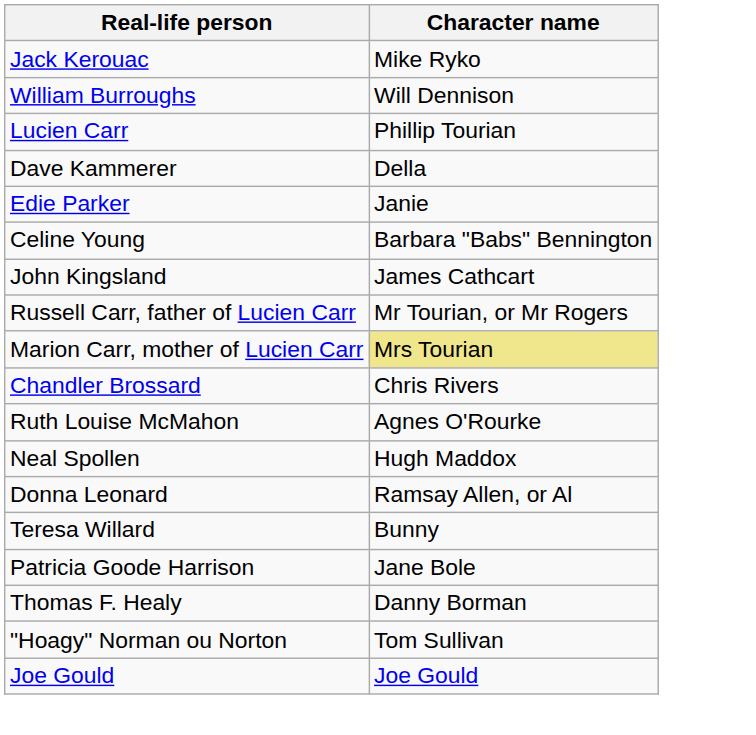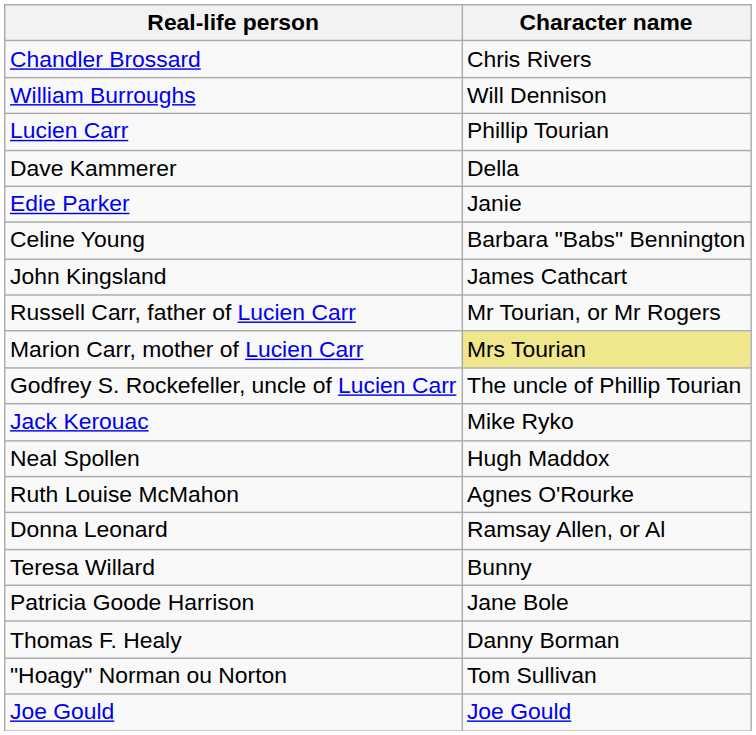rows swapped: (79, 58) <-> (105, 385)
+ row: (233, 385)
rows swapped: (75, 458) <-> (124, 421)
